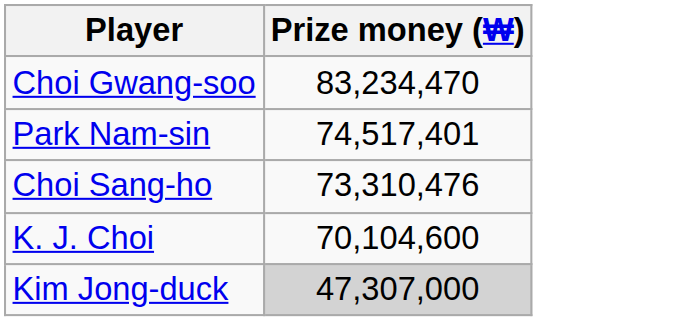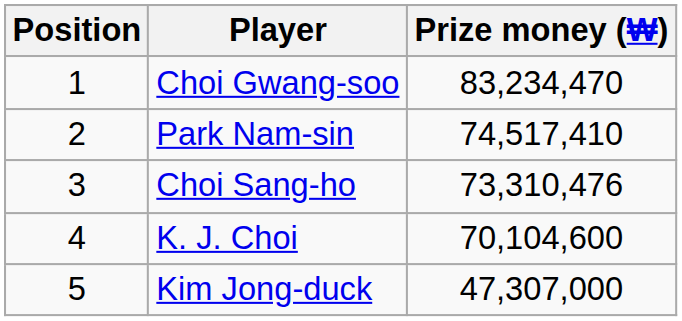+ column: (77, 30)
(398, 133) 74,517,401 -> (541, 133) 74,517,410
(398, 289) lightgrey background -> (541, 289) no background
